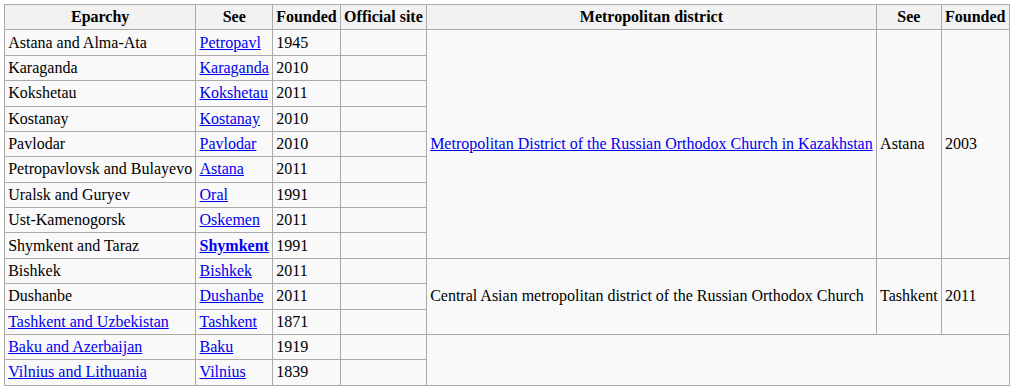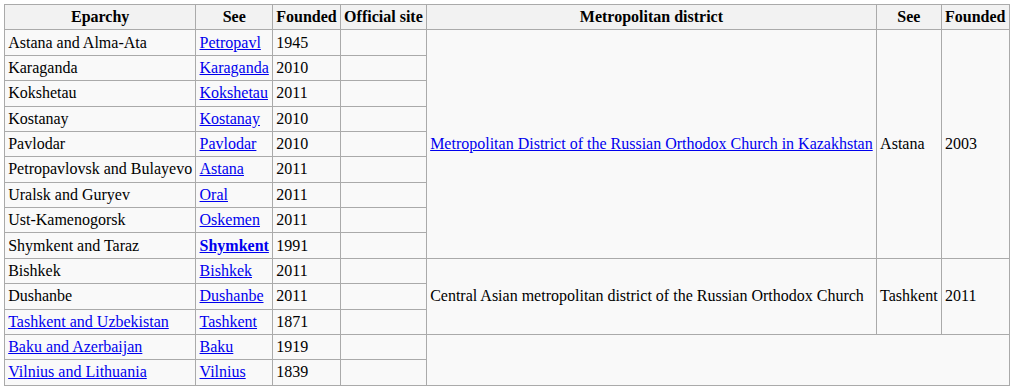(292, 194) 1991 -> (292, 194) 2011
